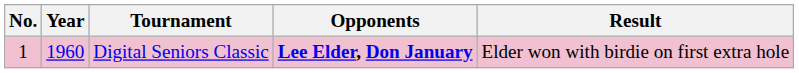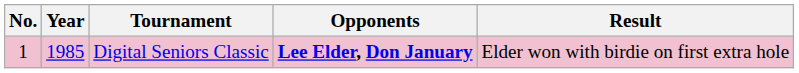(65, 52) 1960 -> (65, 52) 1985
